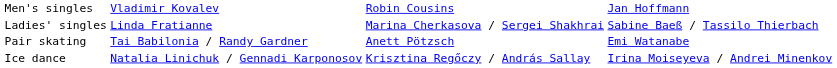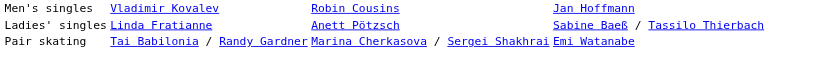(485, 25) Marina Cherkasova / Sergei Shakhrai -> (355, 25) Anett Pötzsch
(410, 41) Anett Pötzsch -> (430, 41) Marina Cherkasova / Sergei Shakhrai
- row: (35, 58)
